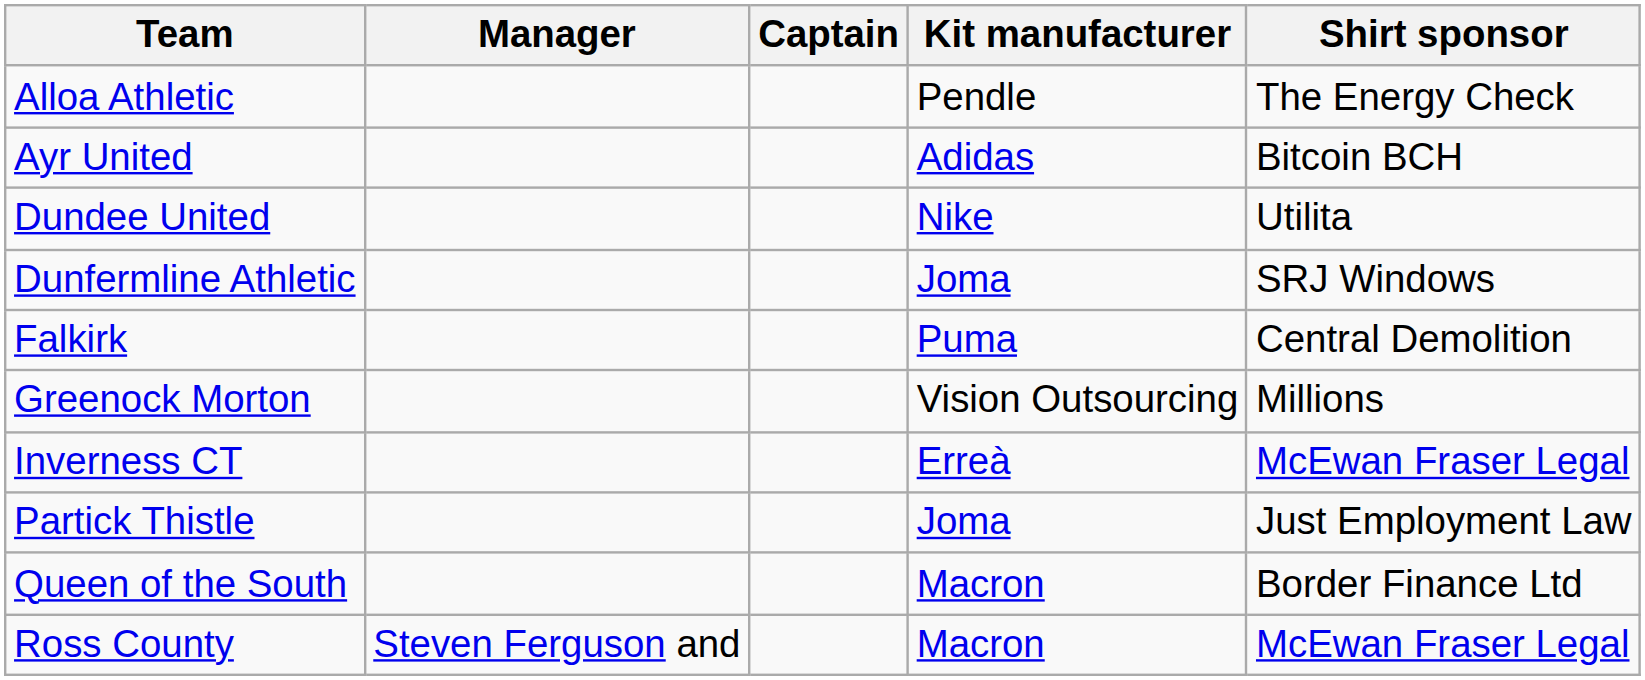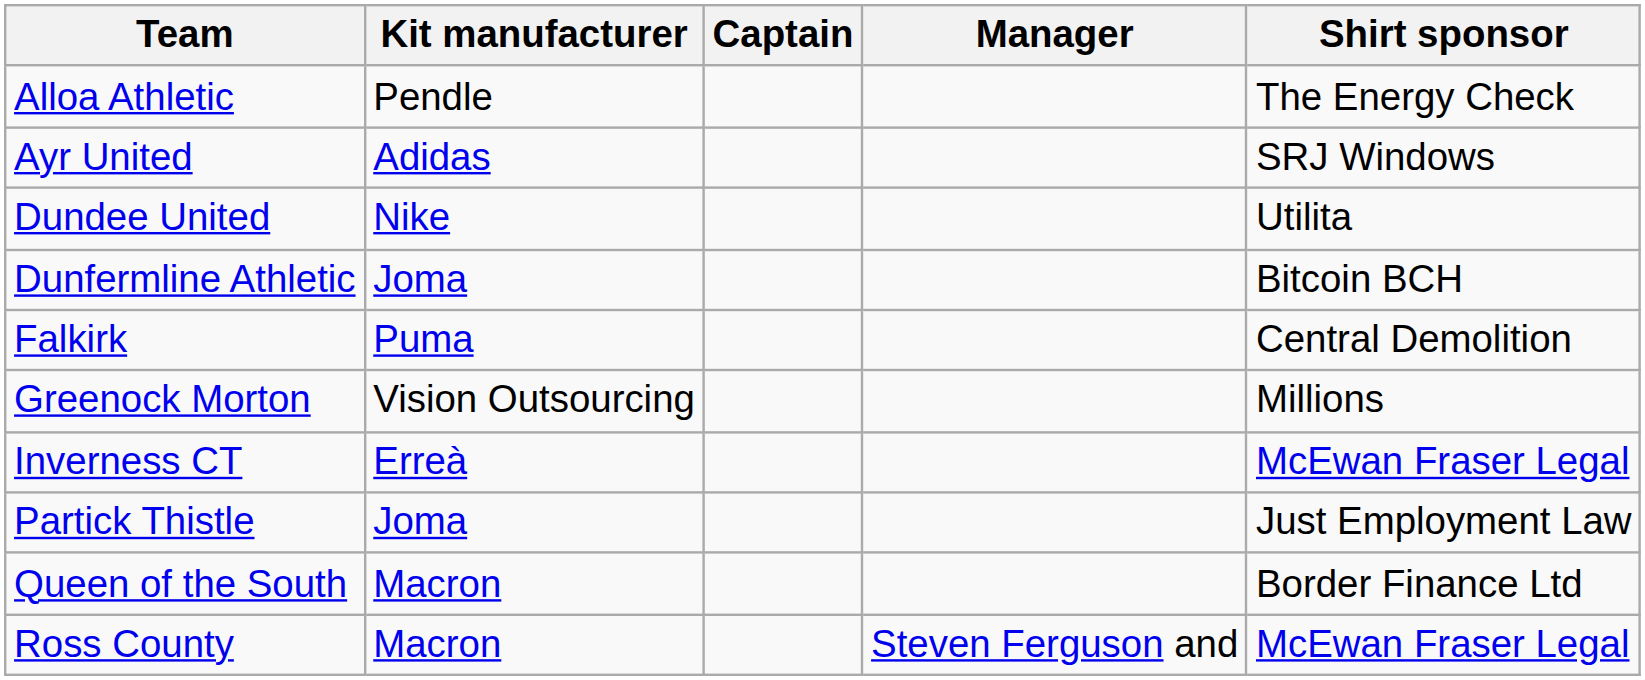columns swapped: (557, 34) <-> (1077, 34)
(1359, 156) Bitcoin BCH -> (1375, 156) SRJ Windows
(1375, 278) SRJ Windows -> (1359, 278) Bitcoin BCH
